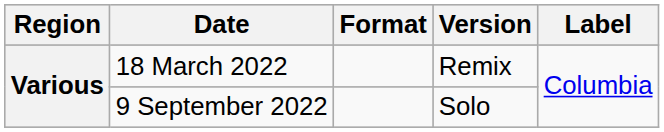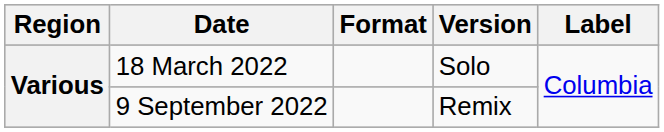(475, 65) Remix -> (465, 65) Solo
(465, 106) Solo -> (475, 106) Remix
